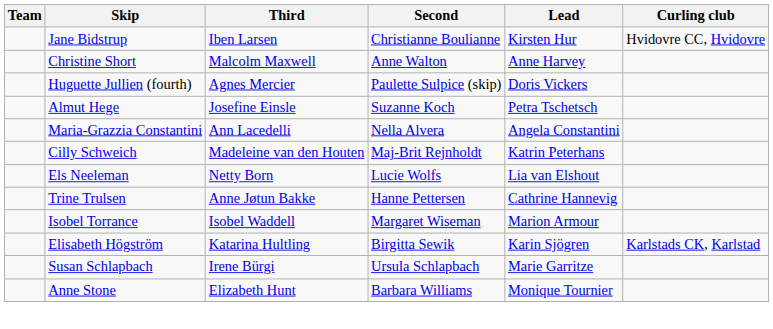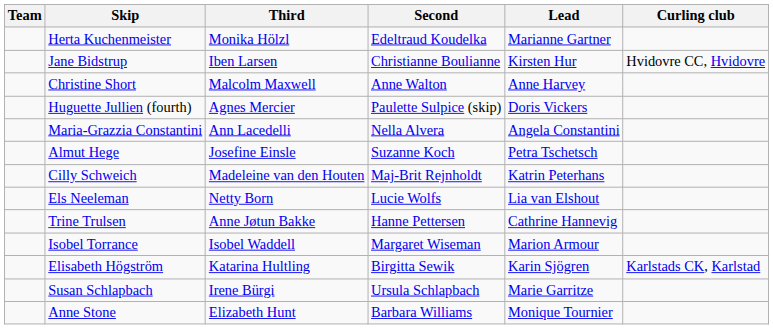+ row: (110, 38)
rows swapped: (84, 107) <-> (125, 130)
